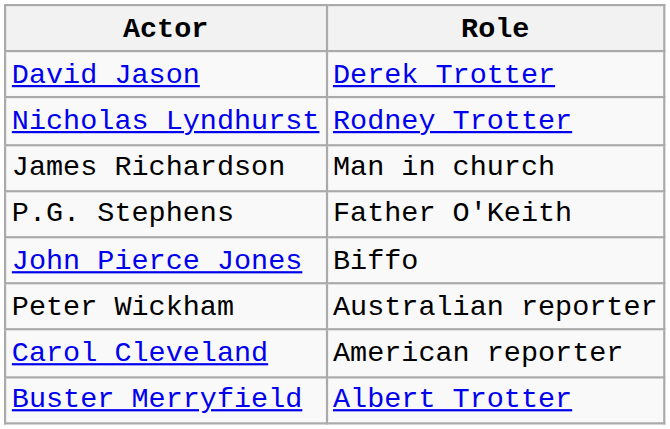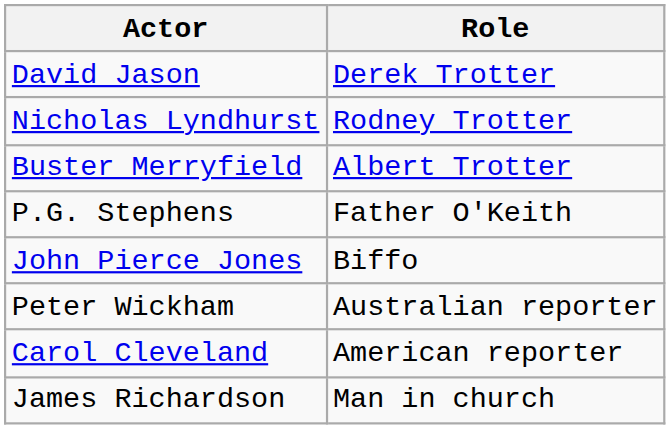rows swapped: (157, 400) <-> (149, 167)
